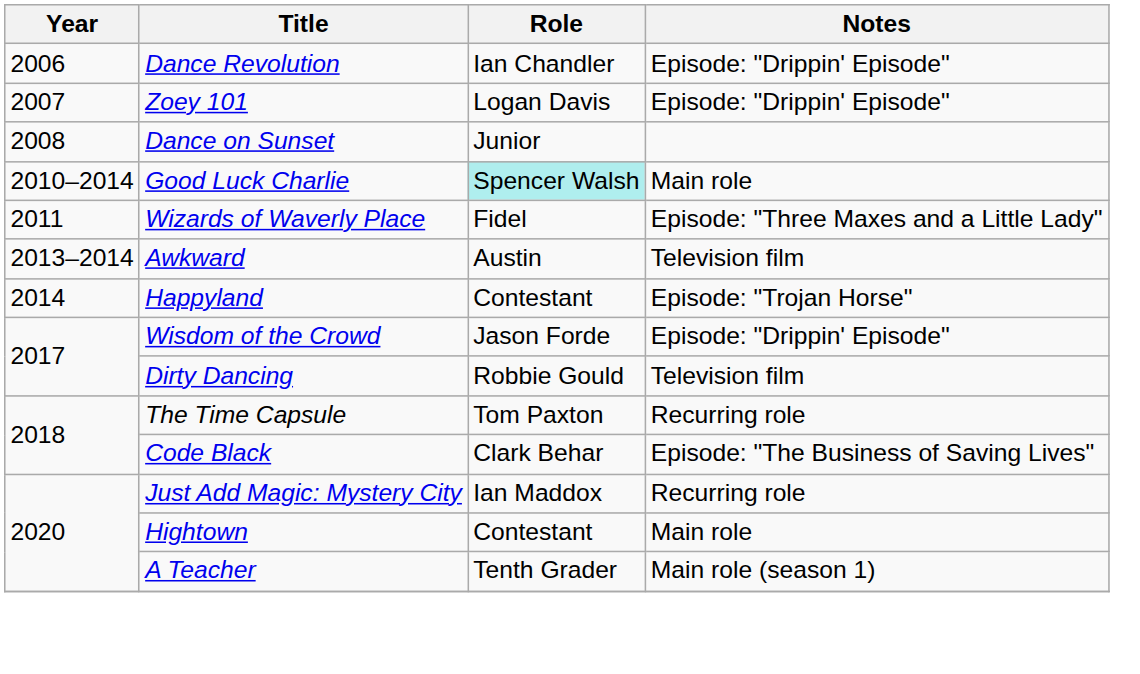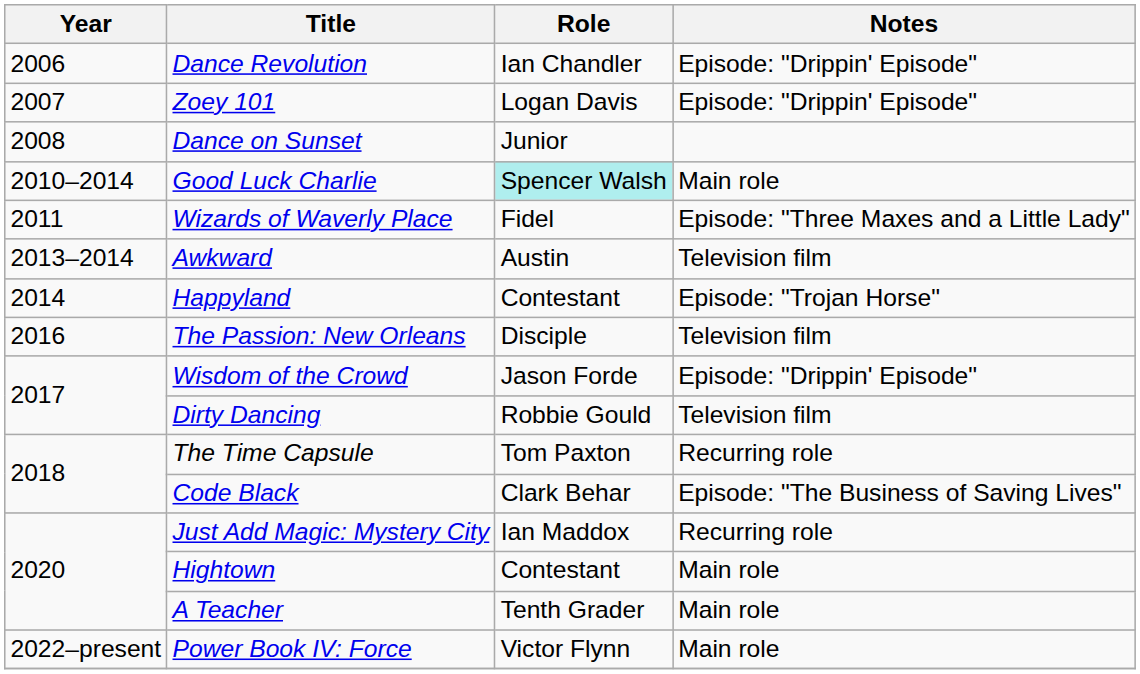+ row: (319, 336)
(763, 571) Main role (season 1) -> (729, 610) Main role
+ row: (292, 649)
